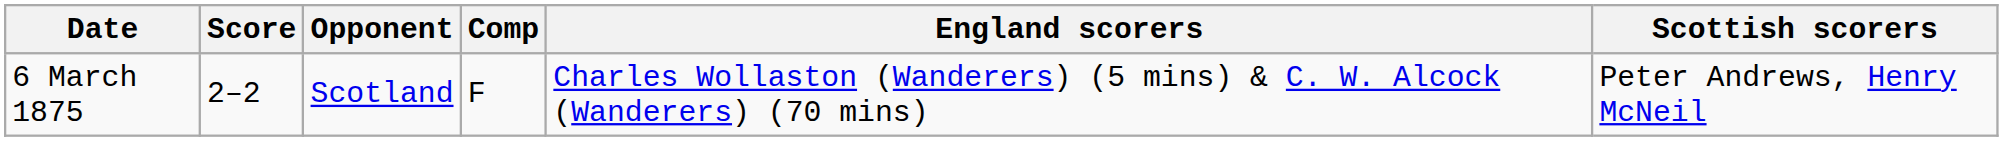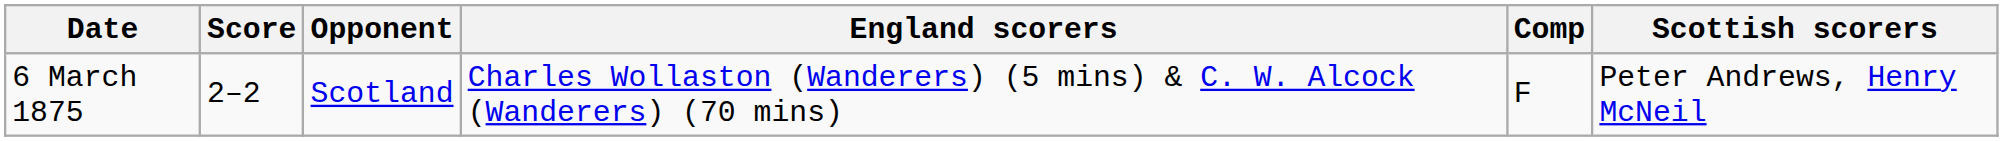columns swapped: (503, 29) <-> (1069, 29)
